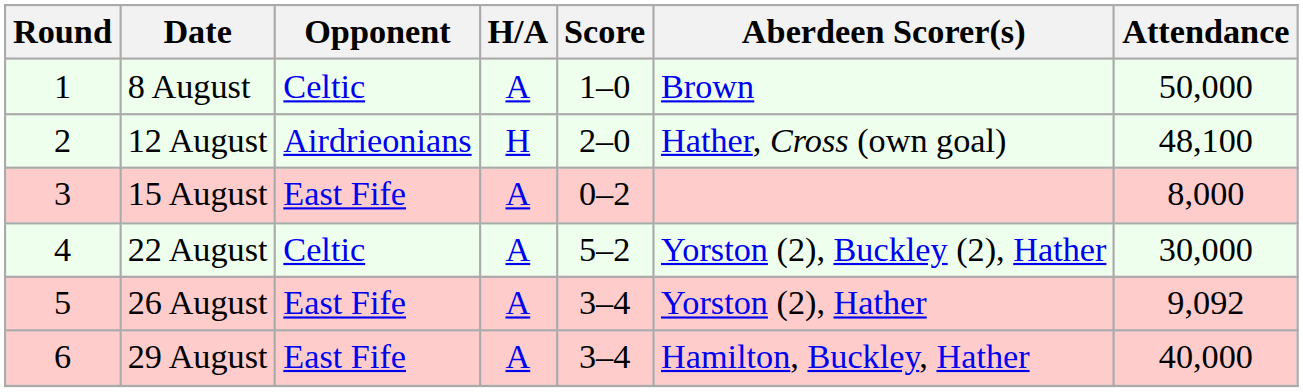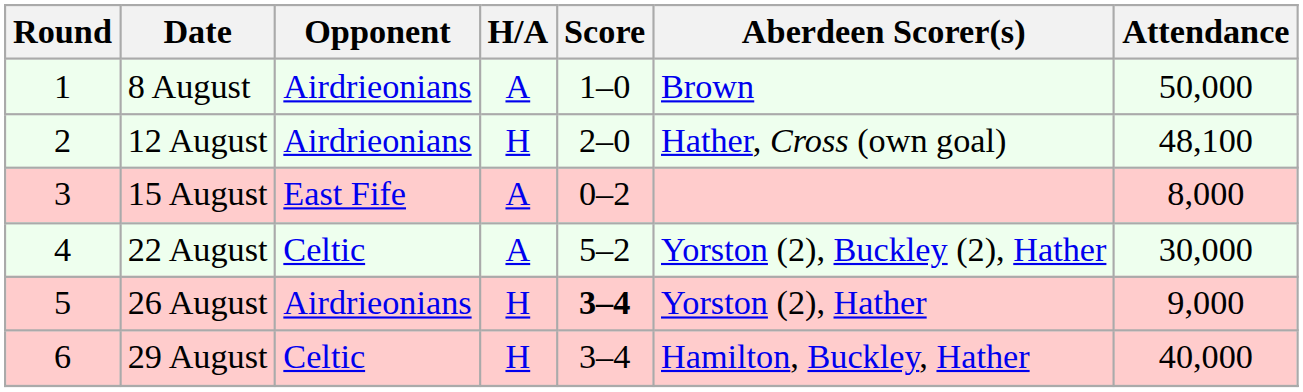(324, 85) Celtic -> (377, 85) Airdrieonians
(345, 303) East Fife -> (377, 303) Airdrieonians
(518, 303) A -> (518, 303) H
(605, 303) normal -> (605, 303) bold
(1206, 303) 9,092 -> (1206, 303) 9,000
(345, 357) East Fife -> (324, 357) Celtic
(518, 357) A -> (518, 357) H
